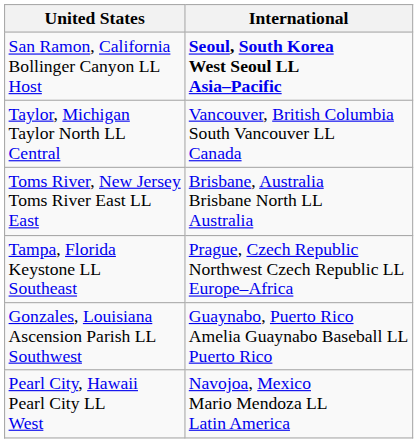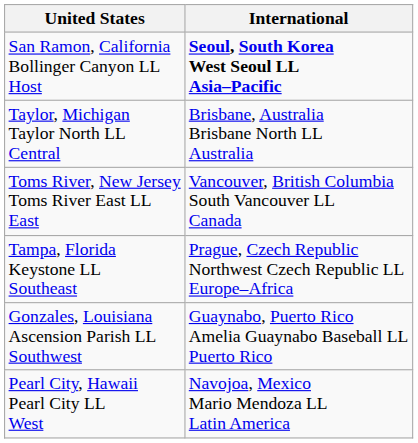(291, 133) Vancouver, British Columbia South Vancouver LL Canada -> (256, 133) Brisbane, Australia Brisbane North LL Australia
(256, 201) Brisbane, Australia Brisbane North LL Australia -> (291, 201) Vancouver, British Columbia South Vancouver LL Canada
